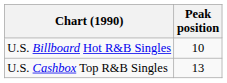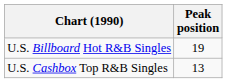(198, 48) 10 -> (198, 48) 19
